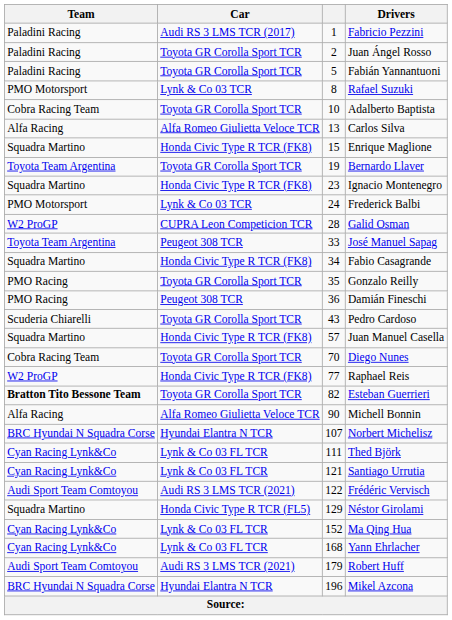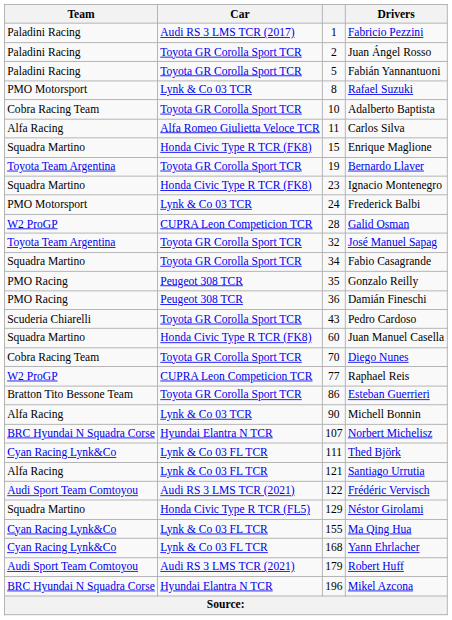(334, 128) 13 -> (334, 128) 11
(202, 242) Peugeot 308 TCR -> (231, 242) Toyota GR Corolla Sport TCR
(334, 242) 33 -> (334, 242) 32
(236, 261) Honda Civic Type R TCR (FK8) -> (231, 261) Toyota GR Corolla Sport TCR
(231, 280) Toyota GR Corolla Sport TCR -> (202, 280) Peugeot 308 TCR
(334, 337) 57 -> (334, 337) 60
(236, 375) Honda Civic Type R TCR (FK8) -> (236, 375) CUPRA Leon Competicion TCR
(74, 395) bold -> (70, 395) normal
(334, 395) 82 -> (334, 395) 86
(240, 414) Alfa Romeo Giulietta Veloce TCR -> (206, 414) Lynk & Co 03 TCR
(62, 471) Cyan Racing Lynk&Co -> (35, 471) Alfa Racing
(334, 528) 152 -> (334, 528) 155
